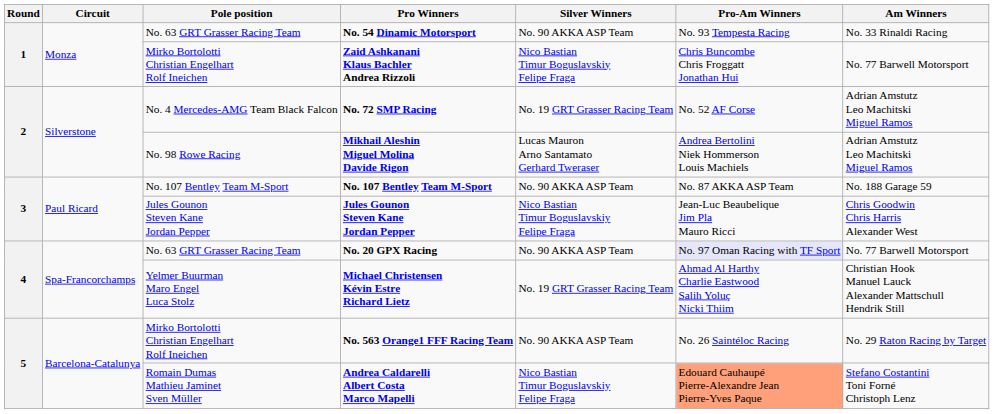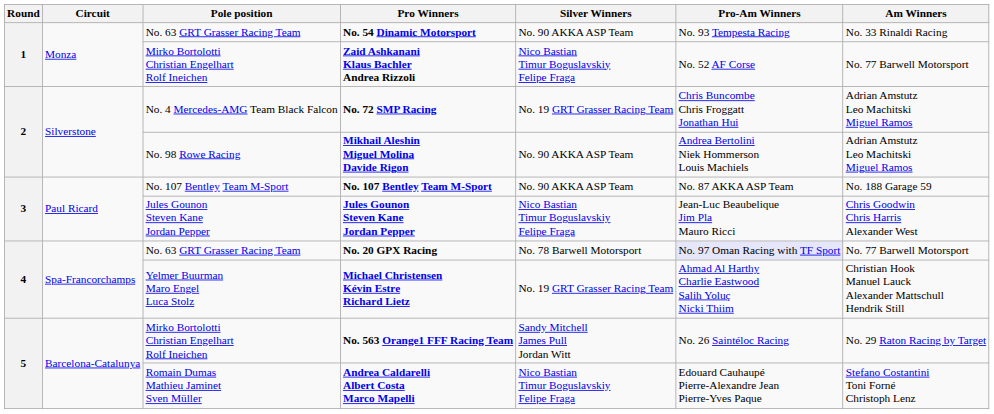(717, 63) Chris Buncombe Chris Froggatt Jonathan Hui -> (717, 63) No. 52 AF Corse
(717, 109) No. 52 AF Corse -> (717, 109) Chris Buncombe Chris Froggatt Jonathan Hui
(559, 154) Lucas Mauron Arno Santamato Gerhard Tweraser -> (576, 154) No. 90 AKKA ASP Team
(576, 250) No. 90 AKKA ASP Team -> (580, 250) No. 78 Barwell Motorsport
(576, 340) No. 90 AKKA ASP Team -> (553, 340) Sandy Mitchell James Pull Jordan Witt
(729, 385) lightsalmon background -> (729, 385) no background
